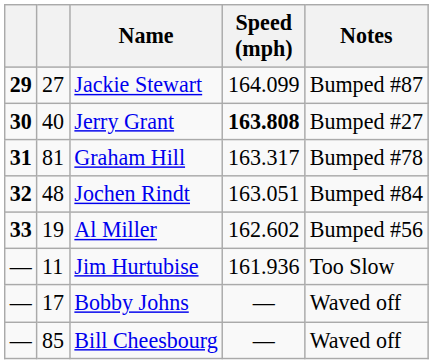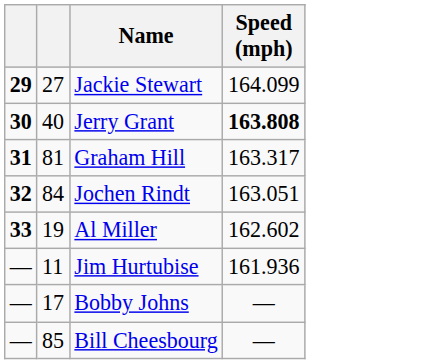- column: (366, 35)
(53, 194) 48 -> (53, 194) 84
